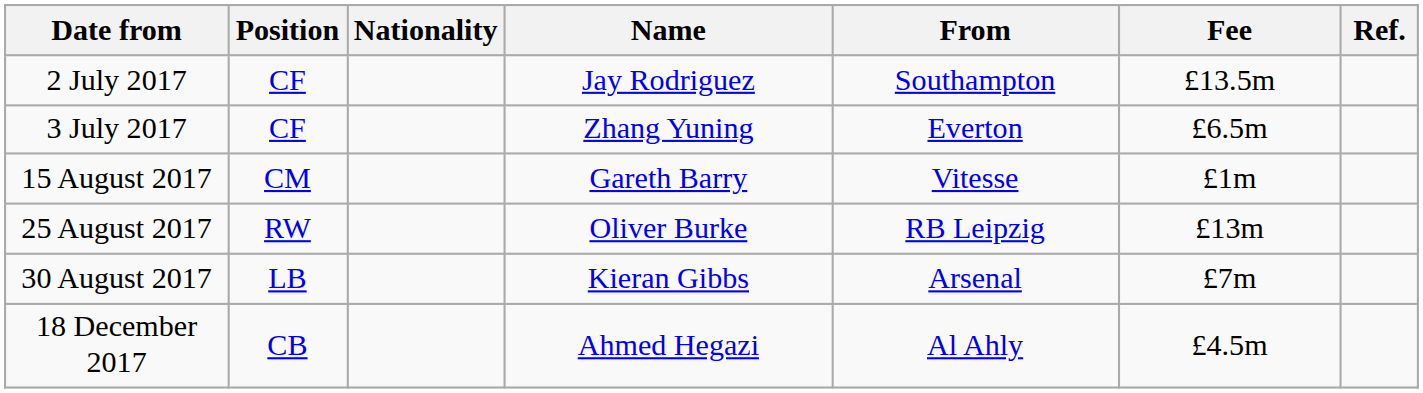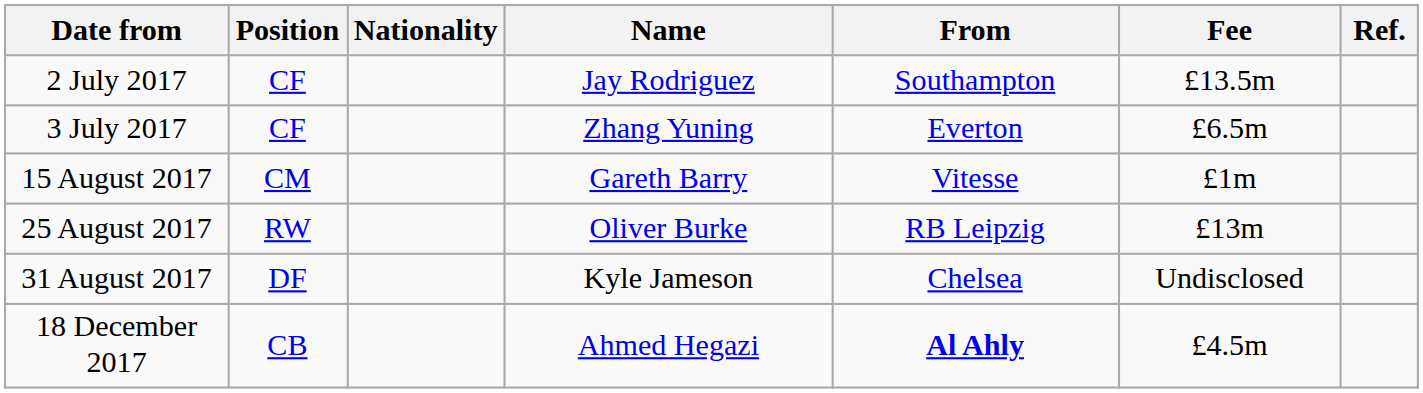- row: (117, 277)
+ row: (117, 277)
(975, 345) normal -> (975, 345) bold
